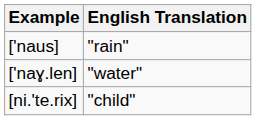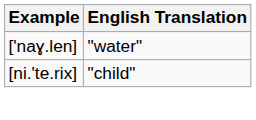- row: (34, 45)
